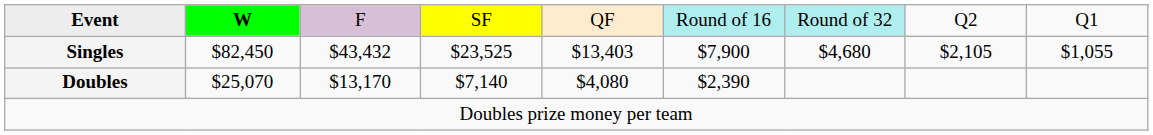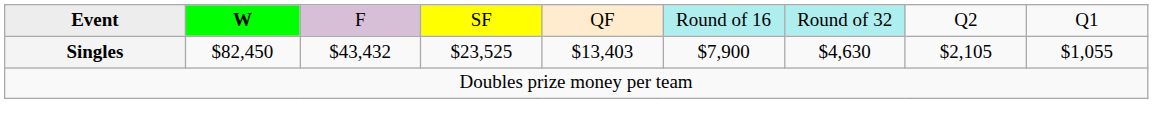(845, 51) $4,680 -> (845, 51) $4,630
- row: (95, 83)
